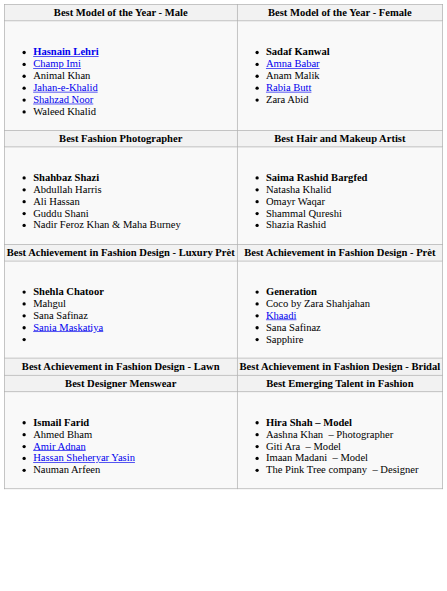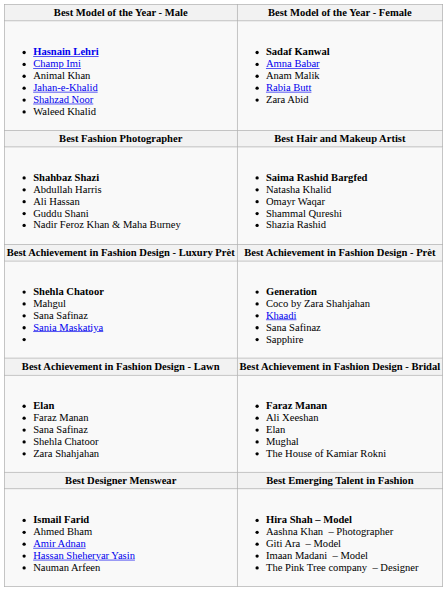+ row: (121, 430)
